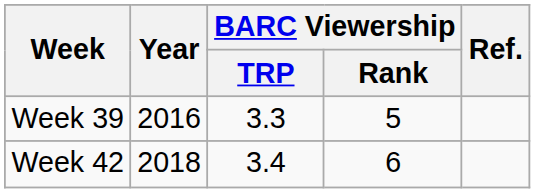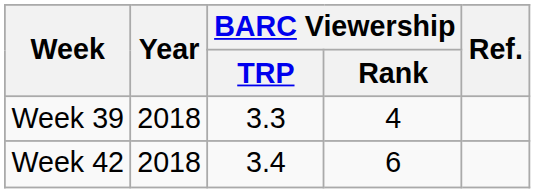(169, 118) 2016 -> (169, 118) 2018
(393, 118) 5 -> (393, 118) 4
